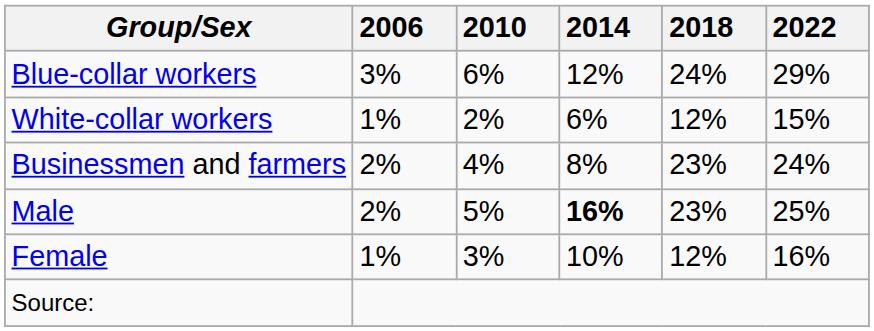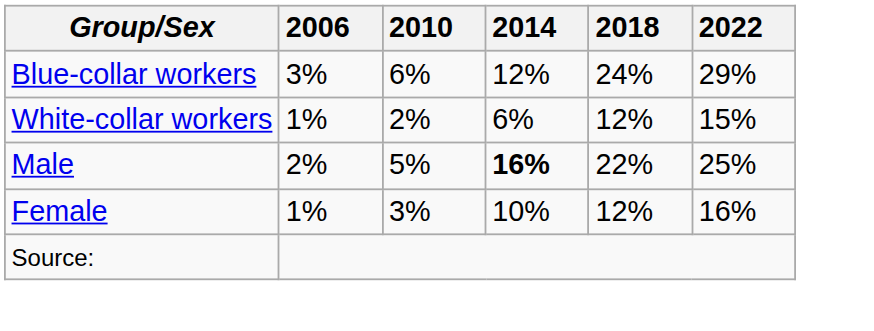- row: (179, 165)
(698, 210) 23% -> (624, 165) 22%
